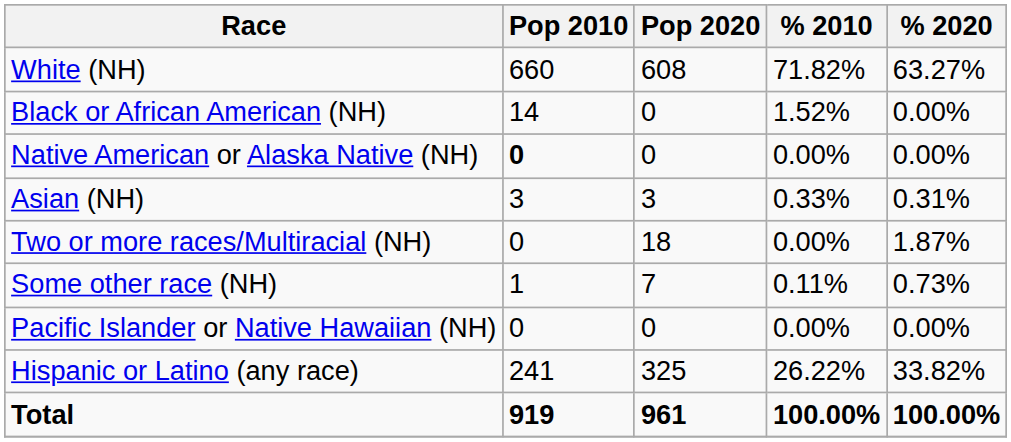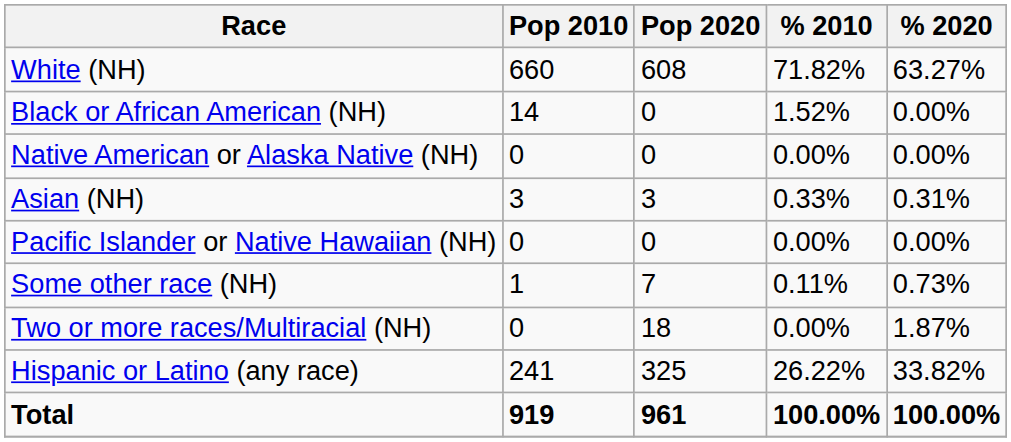(516, 155) bold -> (516, 155) normal
rows swapped: (254, 328) <-> (221, 241)
